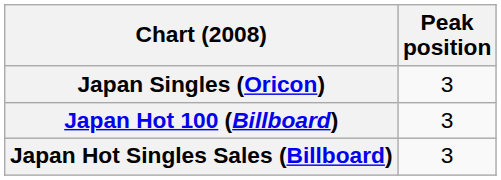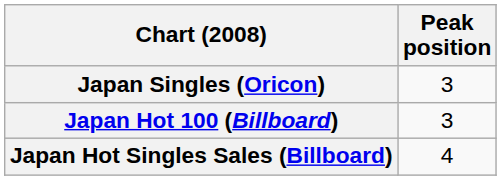(447, 156) 3 -> (447, 156) 4
